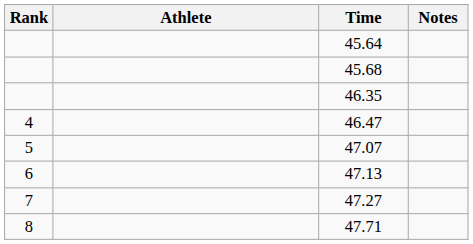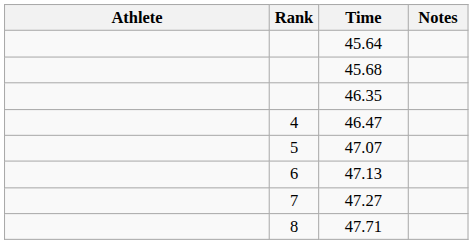columns swapped: (29, 17) <-> (186, 17)
